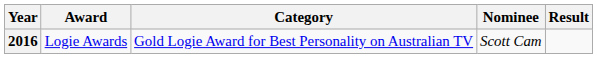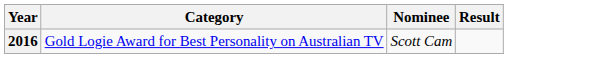- column: (86, 16)
